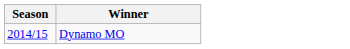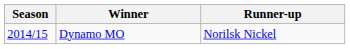+ column: (273, 14)
